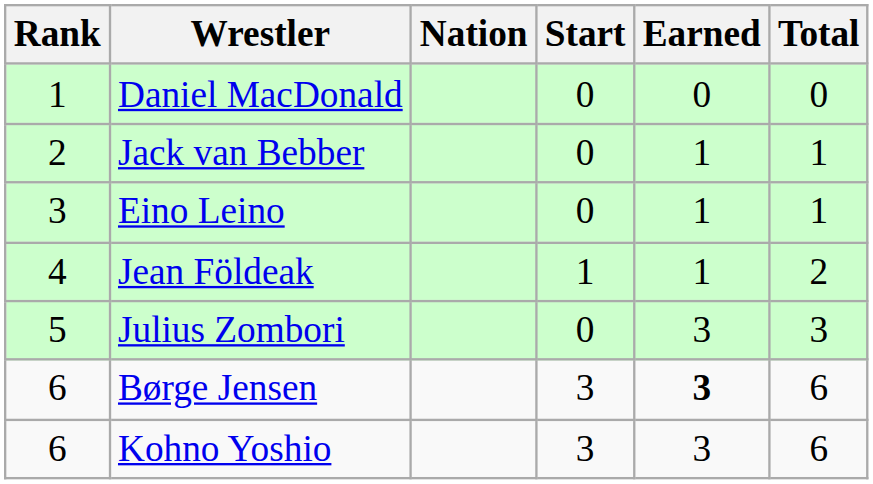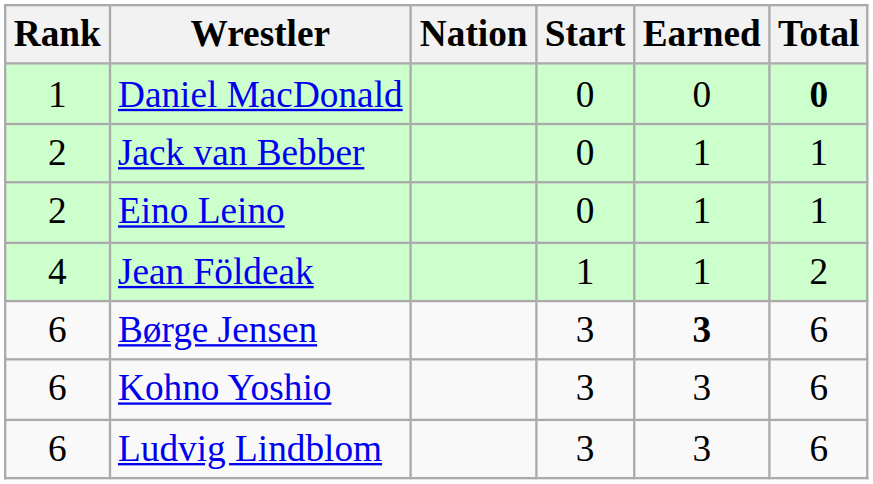(819, 93) normal -> (819, 93) bold
(57, 211) 3 -> (57, 211) 2
- row: (231, 329)
+ row: (250, 447)
